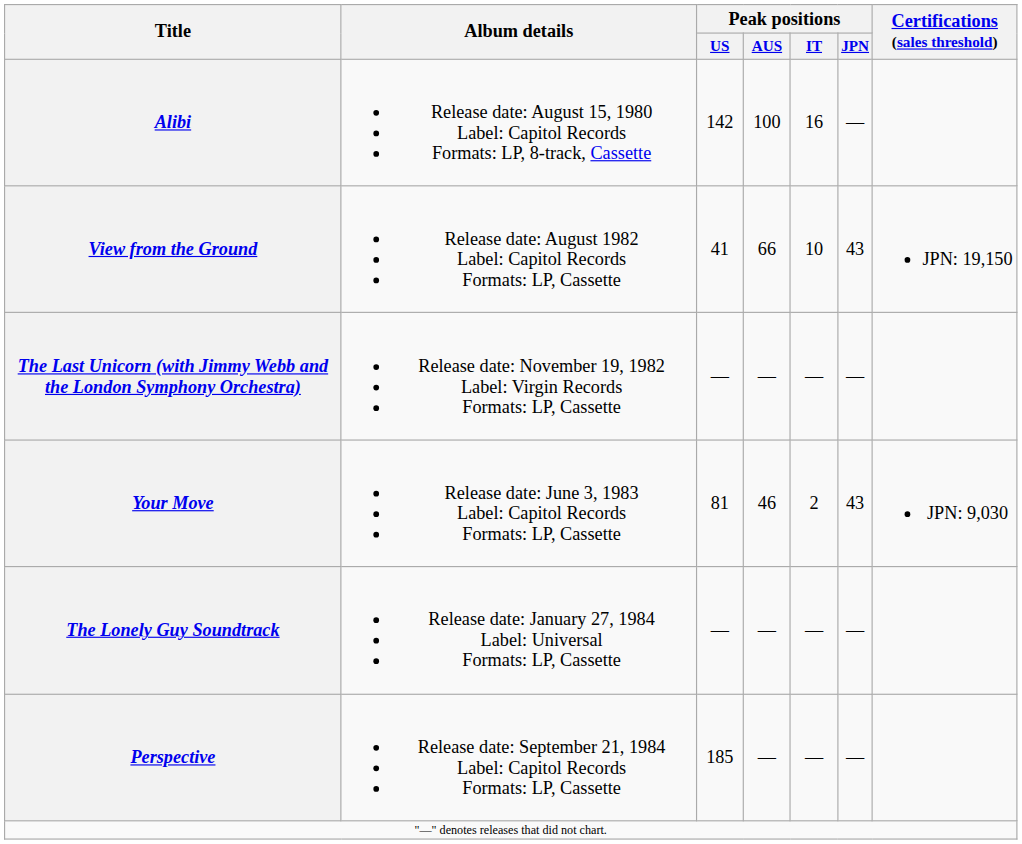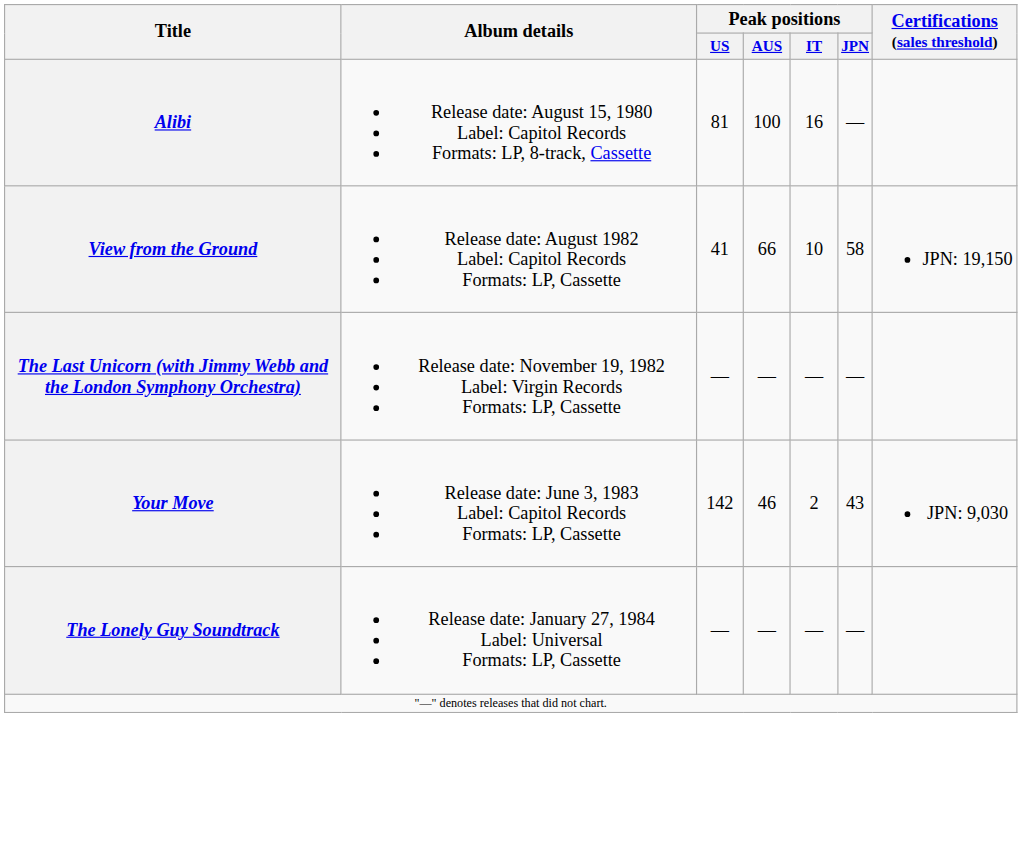(720, 122) 142 -> (720, 122) 81
(855, 249) 43 -> (855, 249) 58
(720, 503) 81 -> (720, 503) 142
- row: (173, 757)
